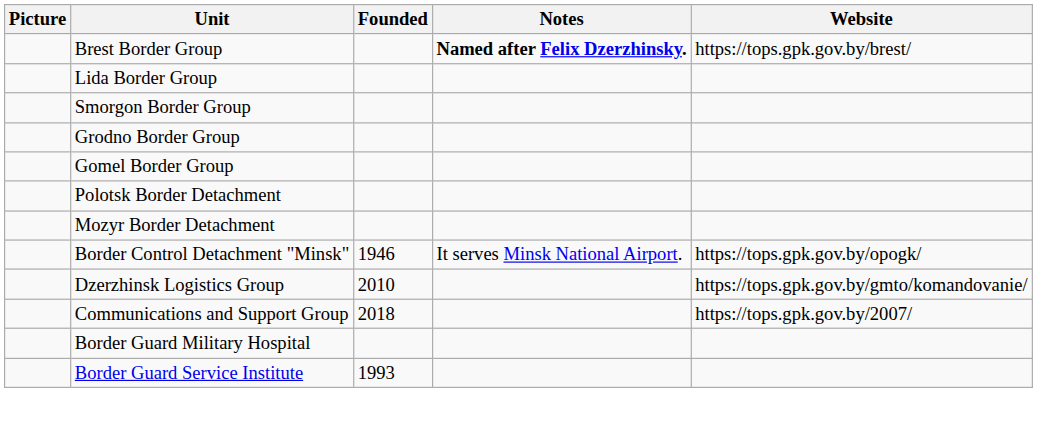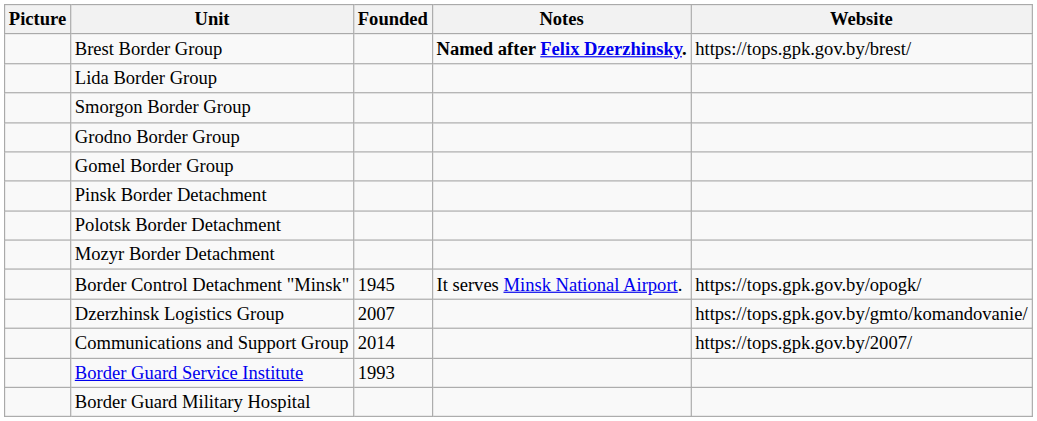+ row: (171, 195)
(376, 254) 1946 -> (376, 284) 1945
(376, 284) 2010 -> (376, 313) 2007
(376, 313) 2018 -> (376, 343) 2014
rows swapped: (189, 372) <-> (193, 343)
